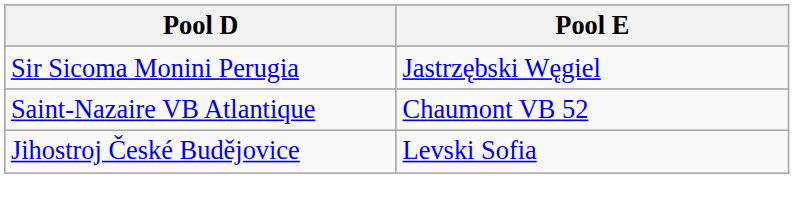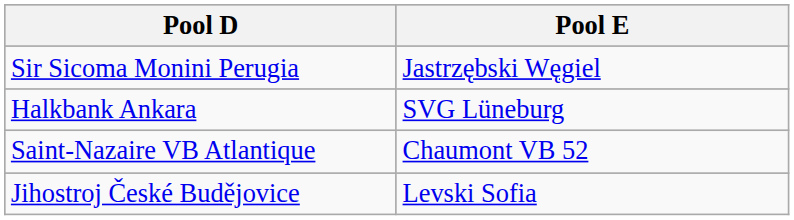+ row: (104, 109)
